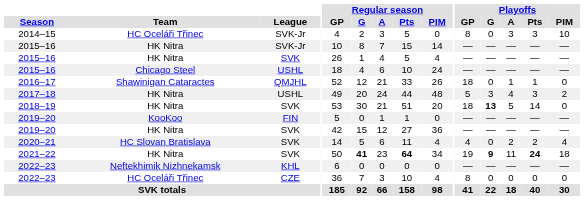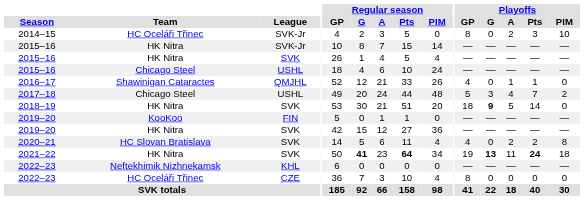(511, 34) 3 -> (511, 34) 2
(468, 82) 18 -> (468, 82) 4
(165, 94) HK Nitra -> (165, 94) Chicago Steel
(535, 94) 3 -> (535, 94) 7
(491, 106) 13 -> (491, 106) 9
(564, 142) 4 -> (564, 142) 8
(491, 154) 9 -> (491, 154) 13
